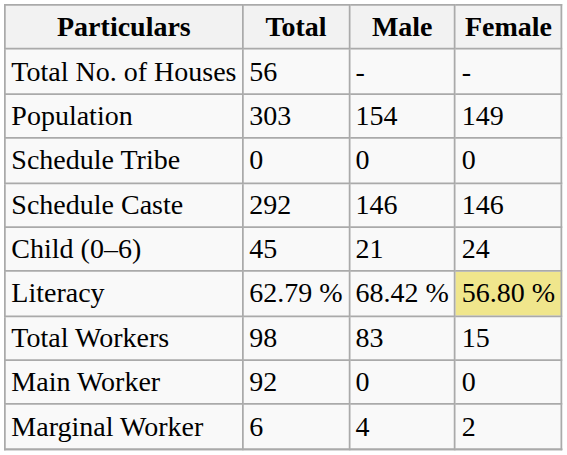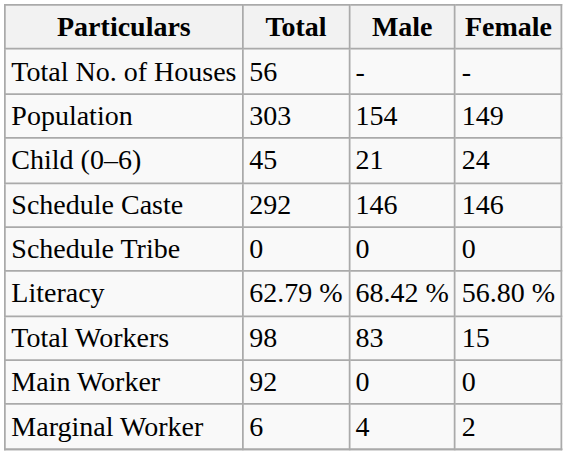rows swapped: (76, 248) <-> (96, 159)
(508, 293) khaki background -> (508, 293) no background
